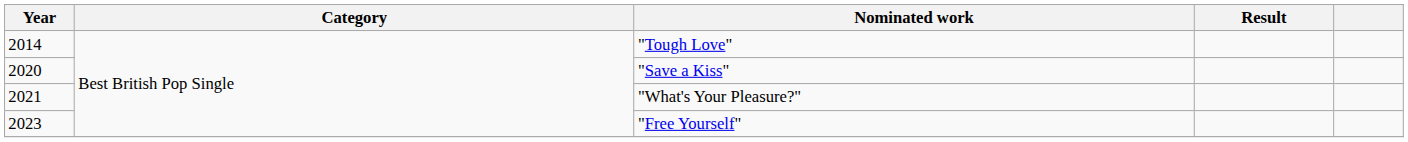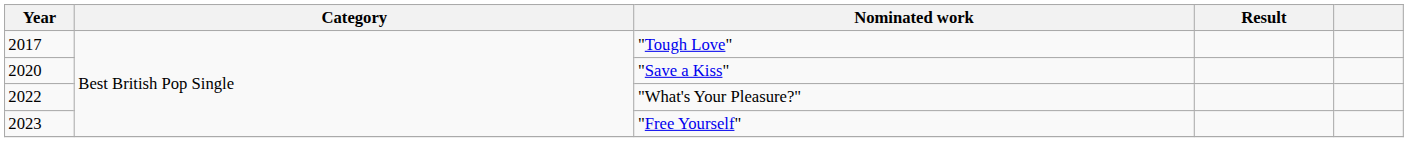(25, 44) 2014 -> (25, 44) 2017
(25, 96) 2021 -> (25, 96) 2022
